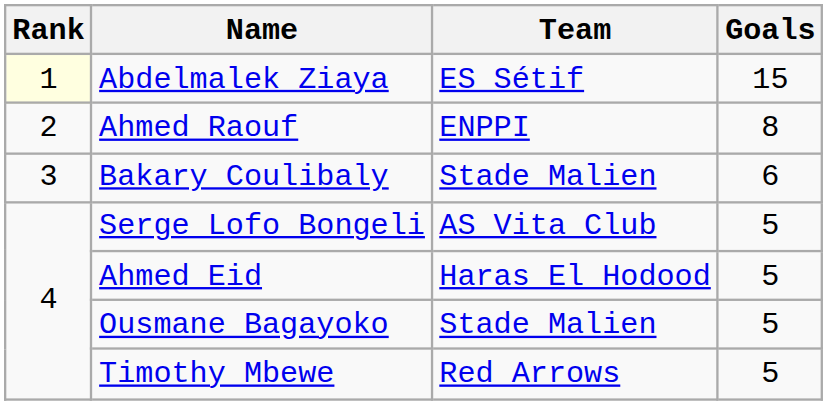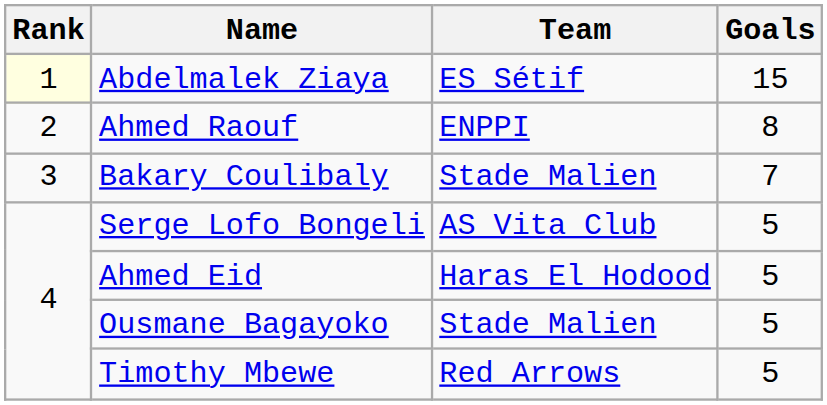(770, 177) 6 -> (770, 177) 7
